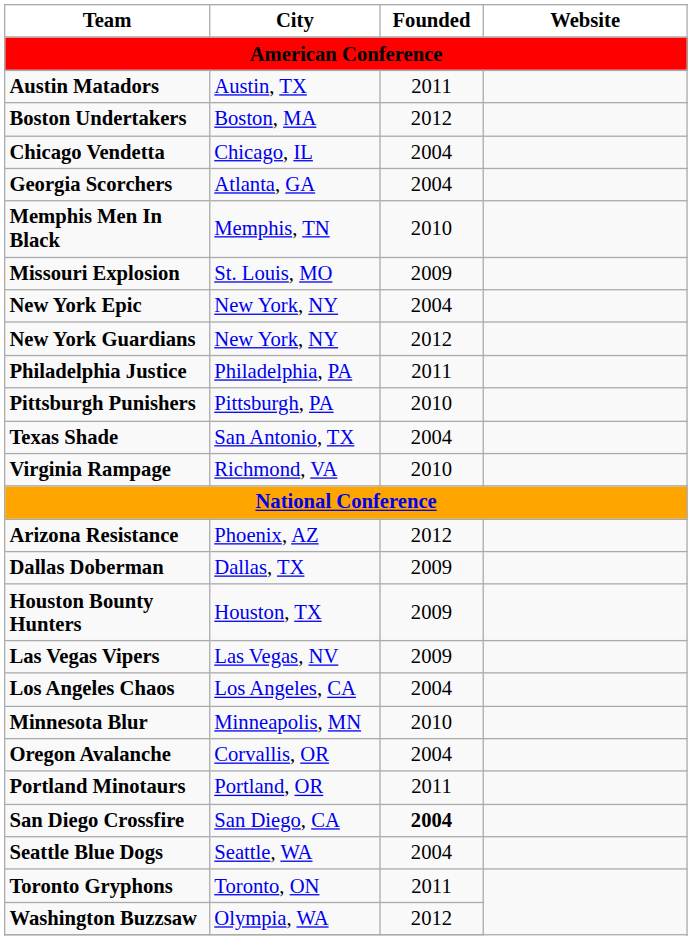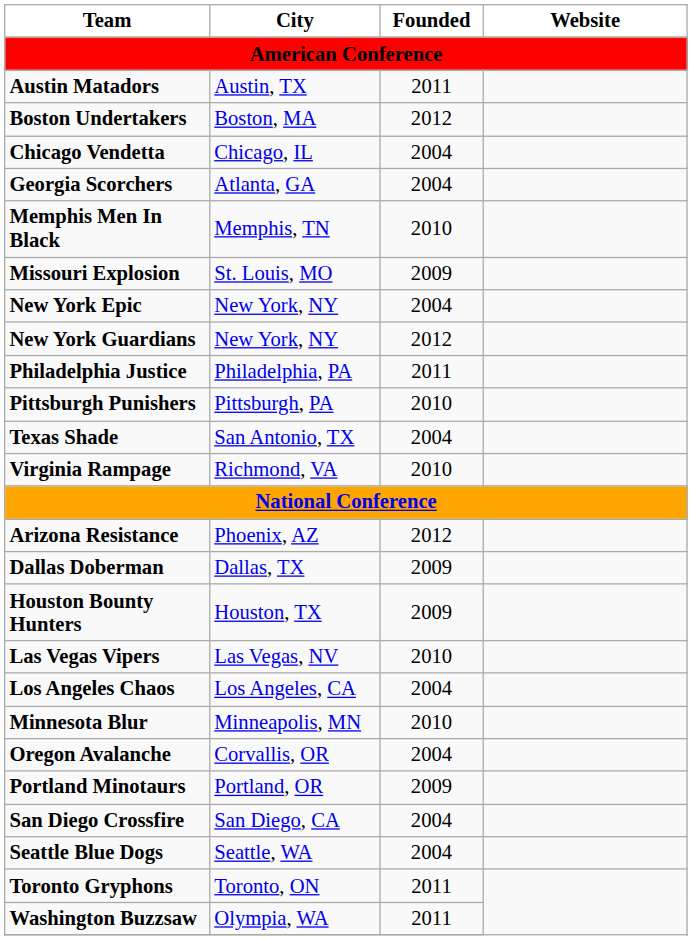(431, 656) 2009 -> (431, 656) 2010
(431, 787) 2011 -> (431, 787) 2009
(431, 820) bold -> (431, 820) normal
(431, 918) 2012 -> (431, 918) 2011
